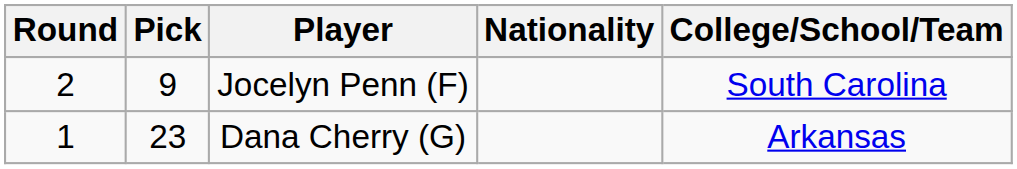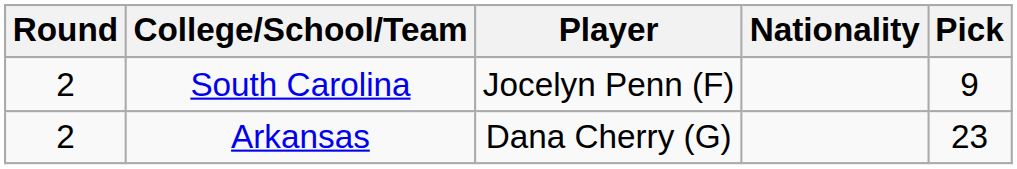columns swapped: (168, 30) <-> (837, 30)
(65, 136) 1 -> (65, 136) 2
